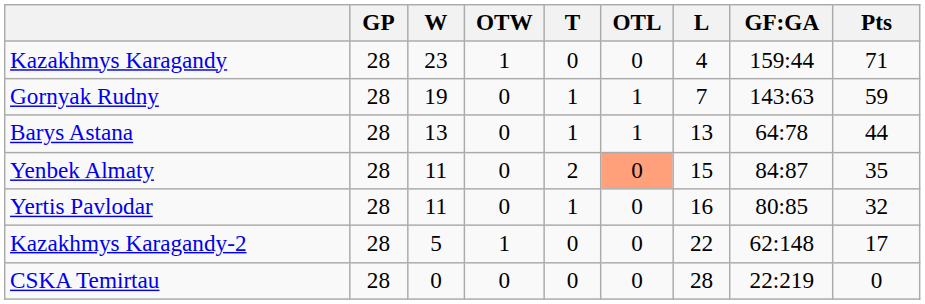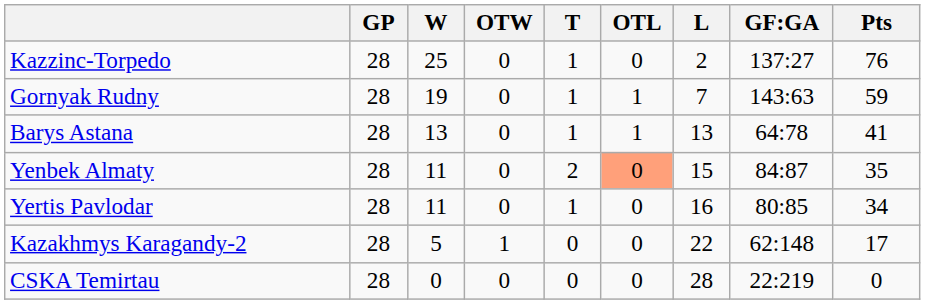+ row: (90, 59)
- row: (119, 59)
(876, 133) 44 -> (876, 133) 41
(876, 206) 32 -> (876, 206) 34
